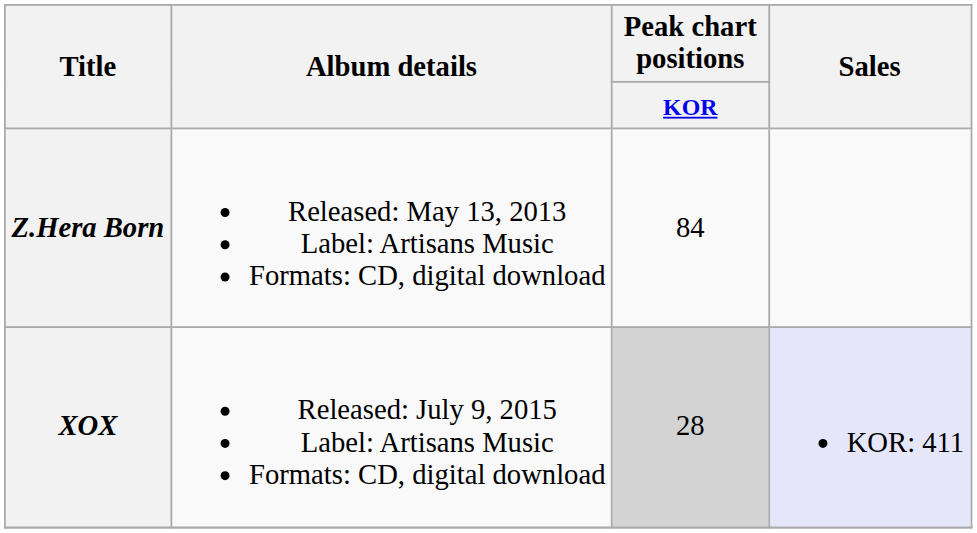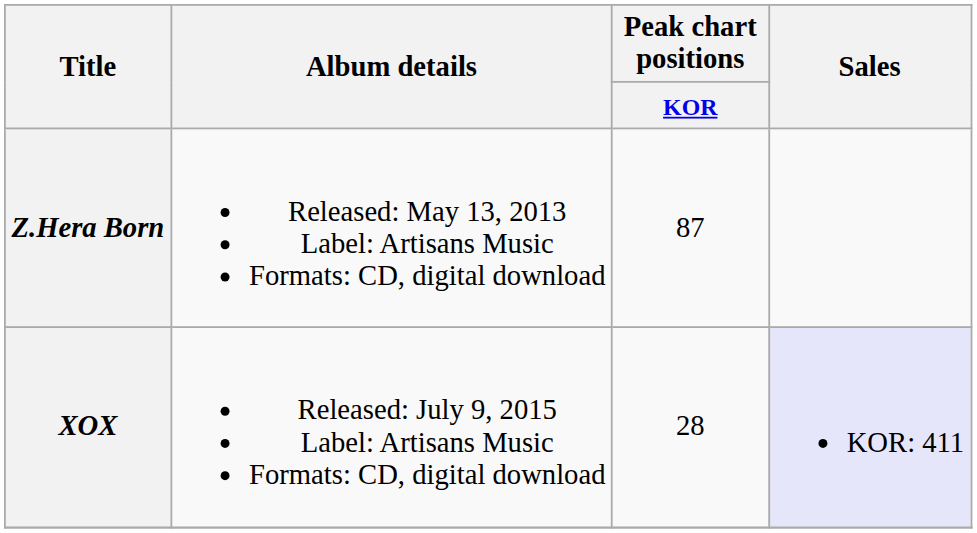(690, 227) 84 -> (690, 227) 87
(690, 426) lightgrey background -> (690, 426) no background
